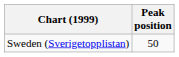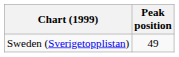(153, 43) 50 -> (153, 43) 49
